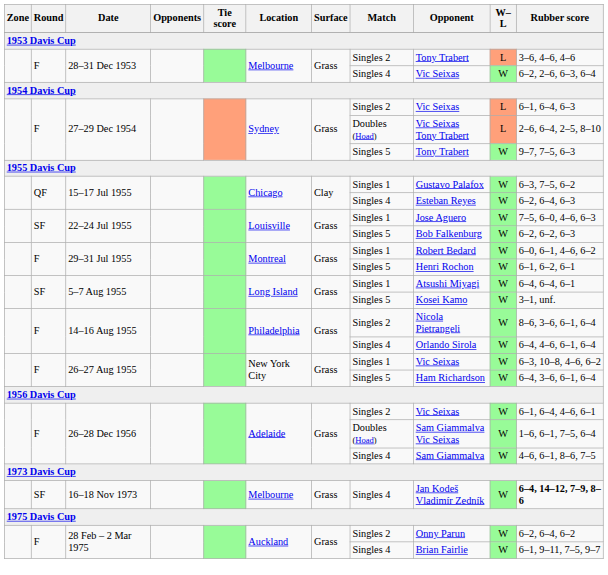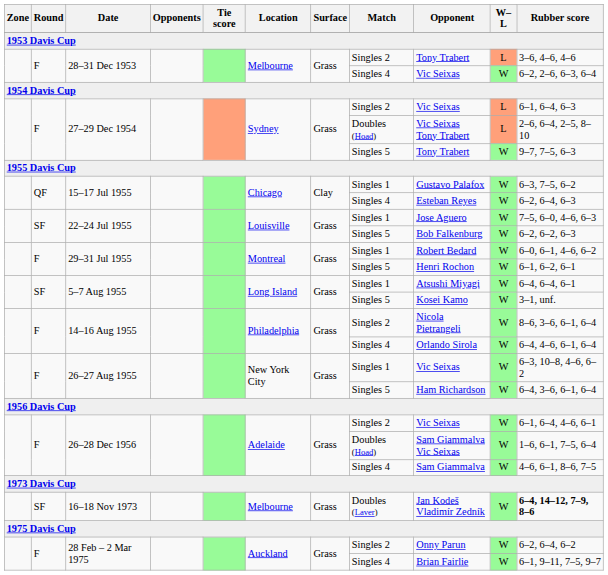(371, 494) Singles 4 -> (369, 506) Doubles (Laver)
